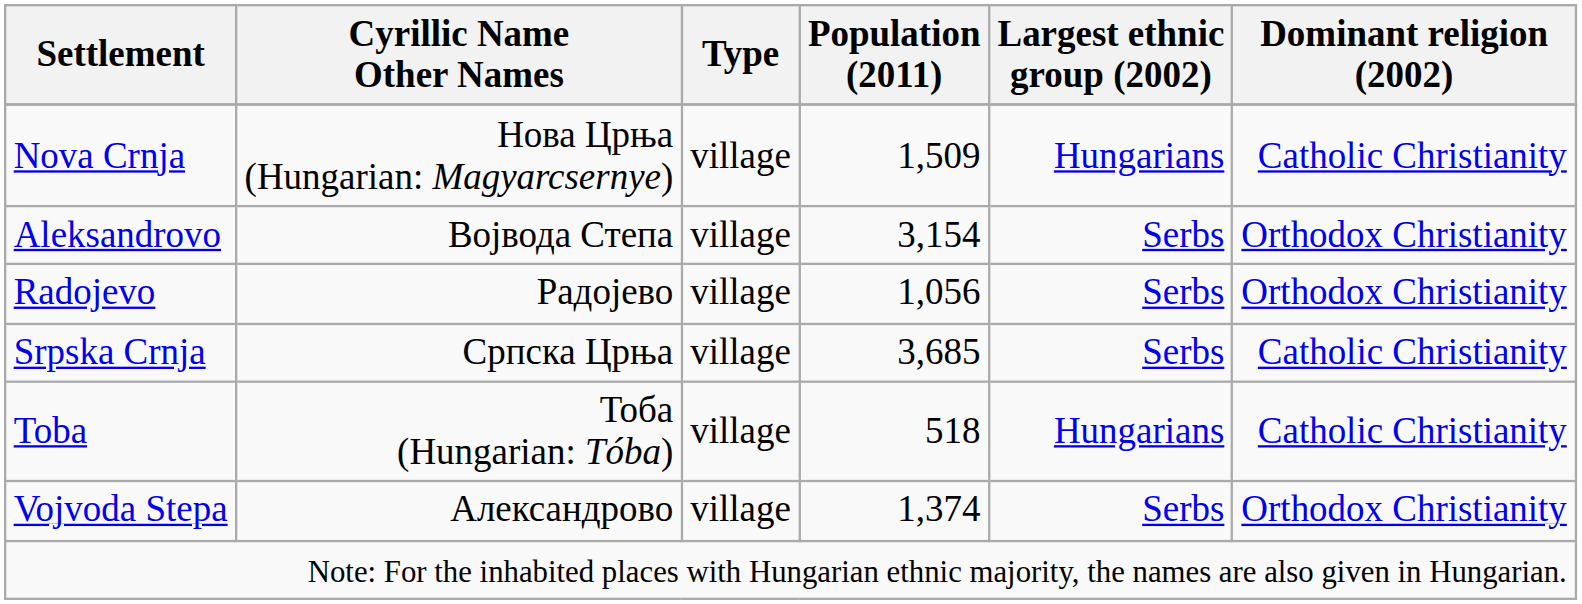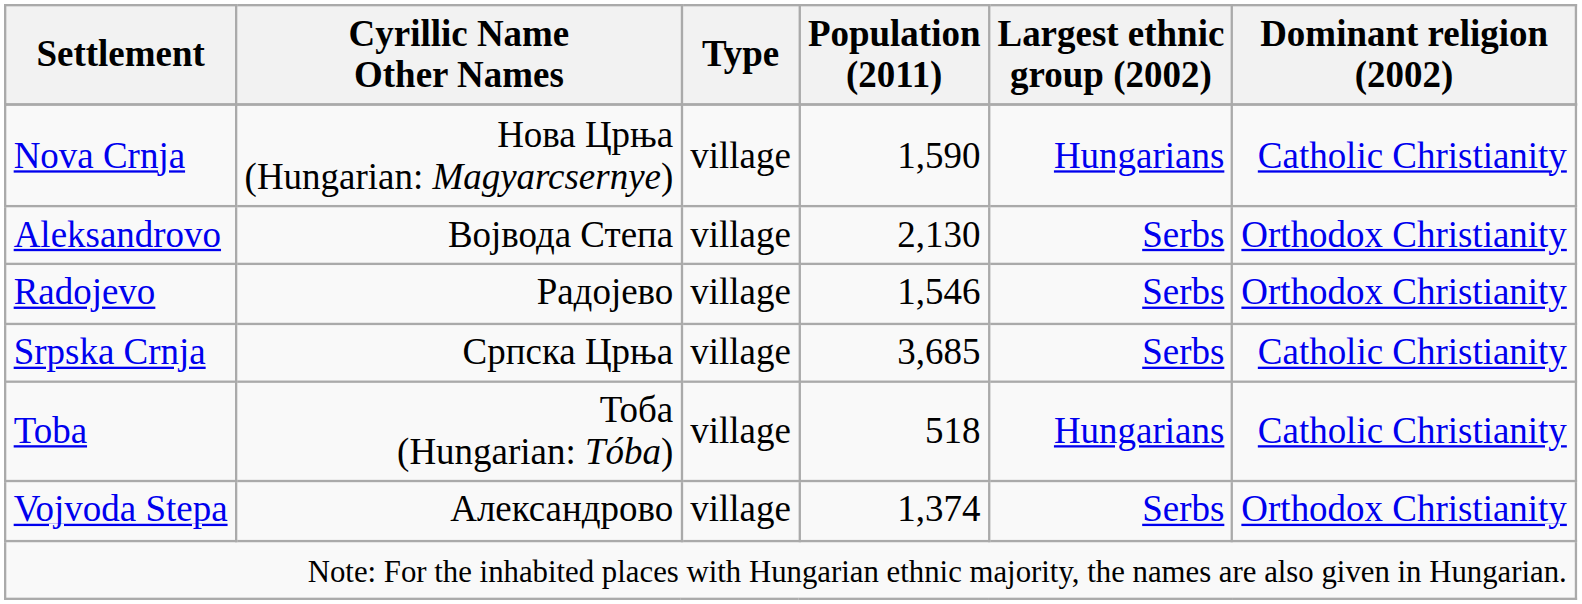(939, 154) 1,509 -> (939, 154) 1,590
(939, 234) 3,154 -> (939, 234) 2,130
(939, 292) 1,056 -> (939, 292) 1,546
